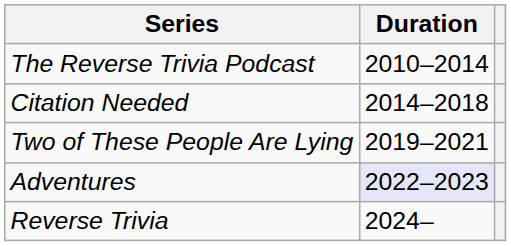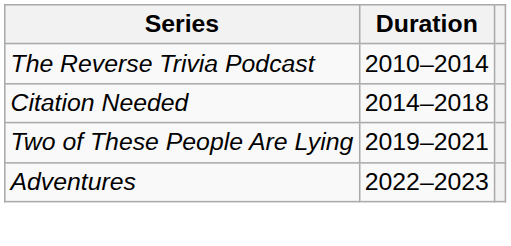(427, 181) lavender background -> (427, 181) no background
- row: (90, 220)
